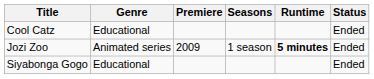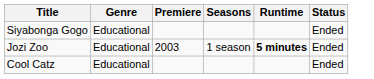rows swapped: (31, 30) <-> (47, 64)
(132, 47) Animated series -> (121, 47) Educational
(188, 47) 2009 -> (167, 47) 2003
